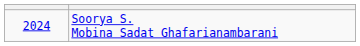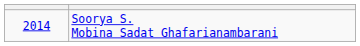(37, 26) 2024 -> (37, 26) 2014
